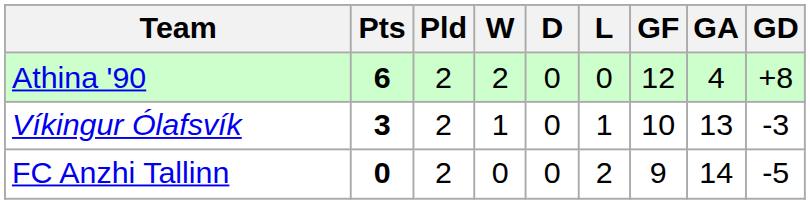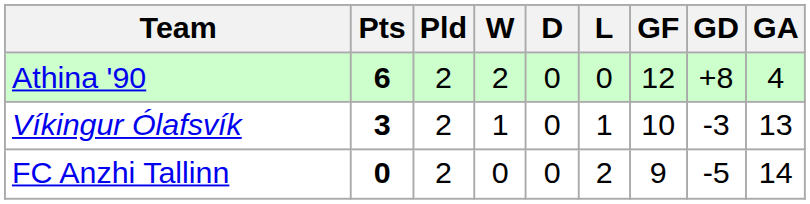columns swapped: (716, 28) <-> (776, 28)
